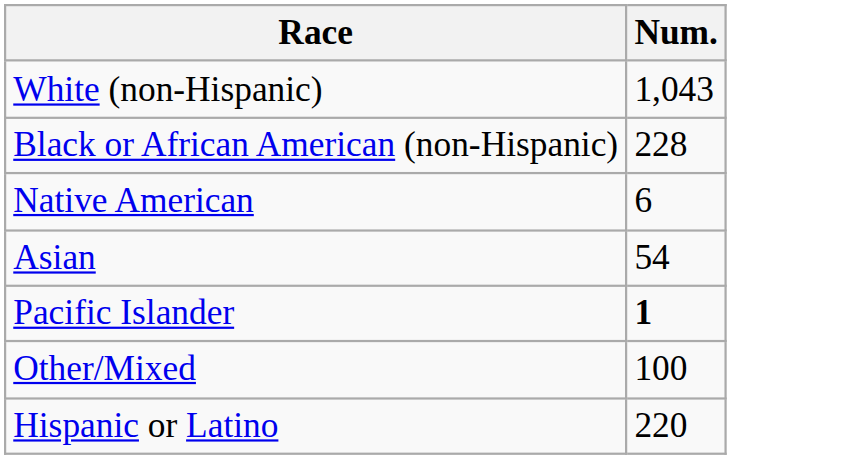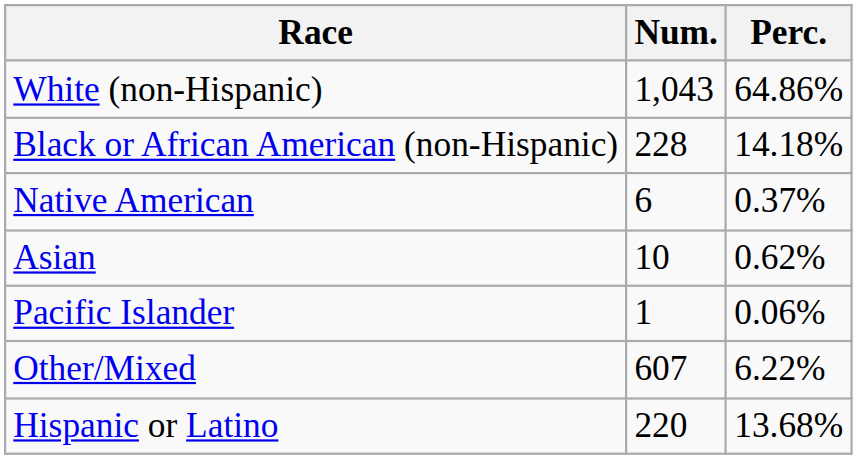+ column: (789, 32)
(652, 256) 54 -> (652, 256) 10
(643, 312) bold -> (643, 312) normal
(661, 369) 100 -> (661, 369) 607
